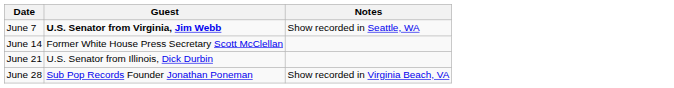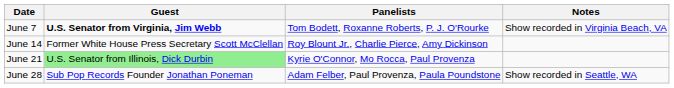+ column: (394, 12)
(354, 28) Show recorded in Seattle, WA -> (586, 28) Show recorded in Virginia Beach, VA
(130, 59) no background -> (130, 59) lightgreen background
(368, 75) Show recorded in Virginia Beach, VA -> (571, 75) Show recorded in Seattle, WA
